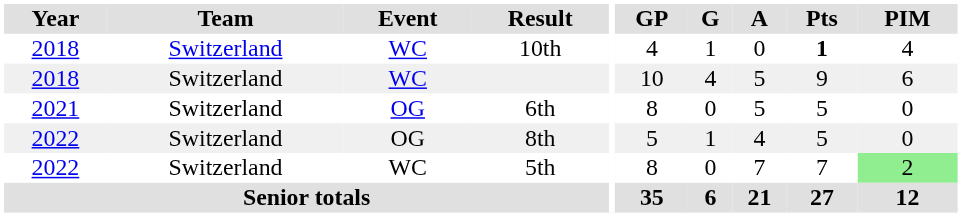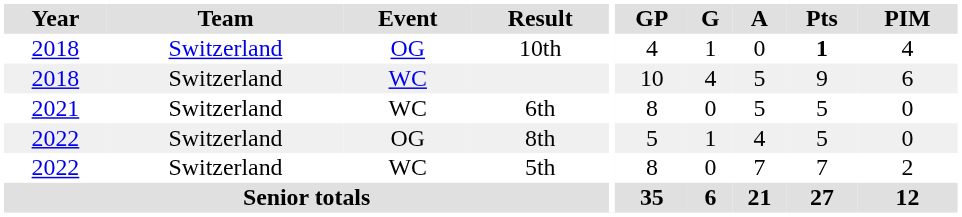(408, 48) WC -> (408, 48) OG
(408, 108) OG -> (408, 108) WC
(907, 167) lightgreen background -> (907, 167) no background
